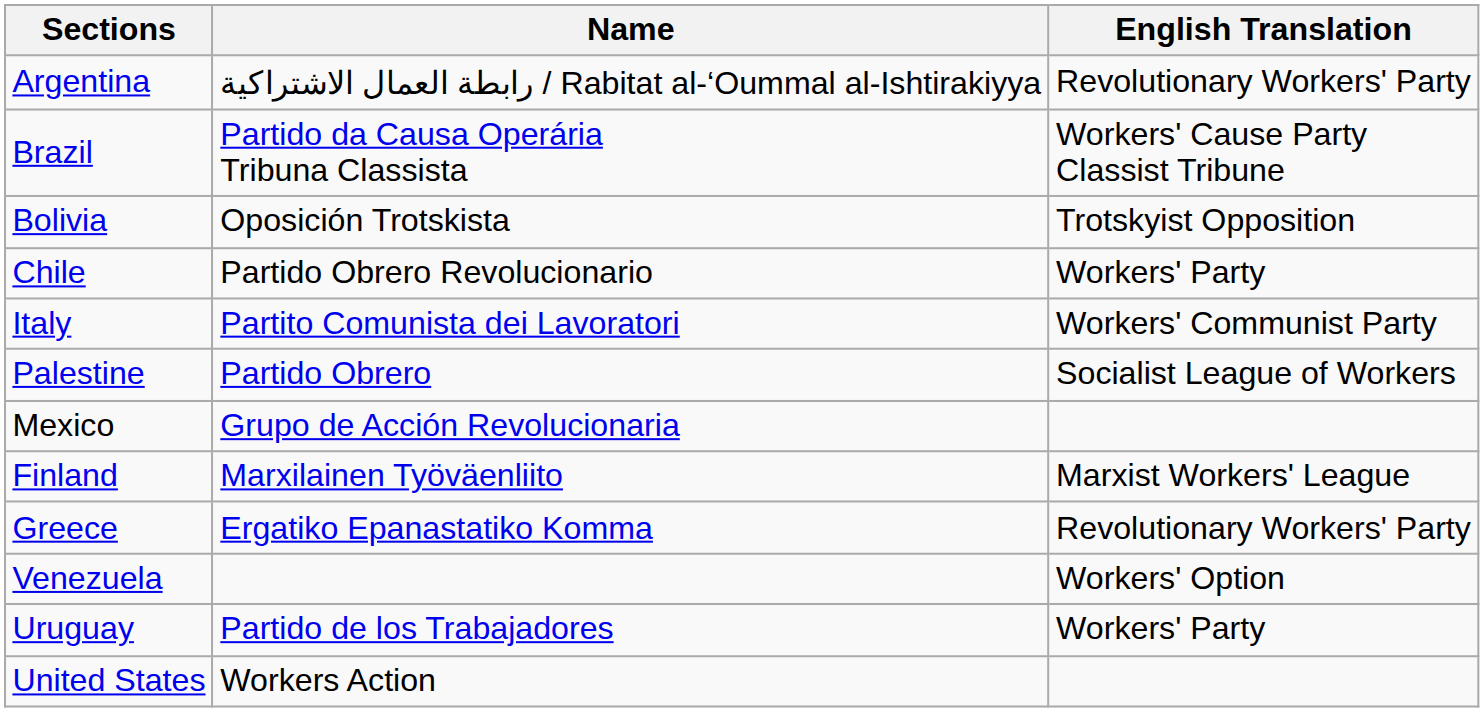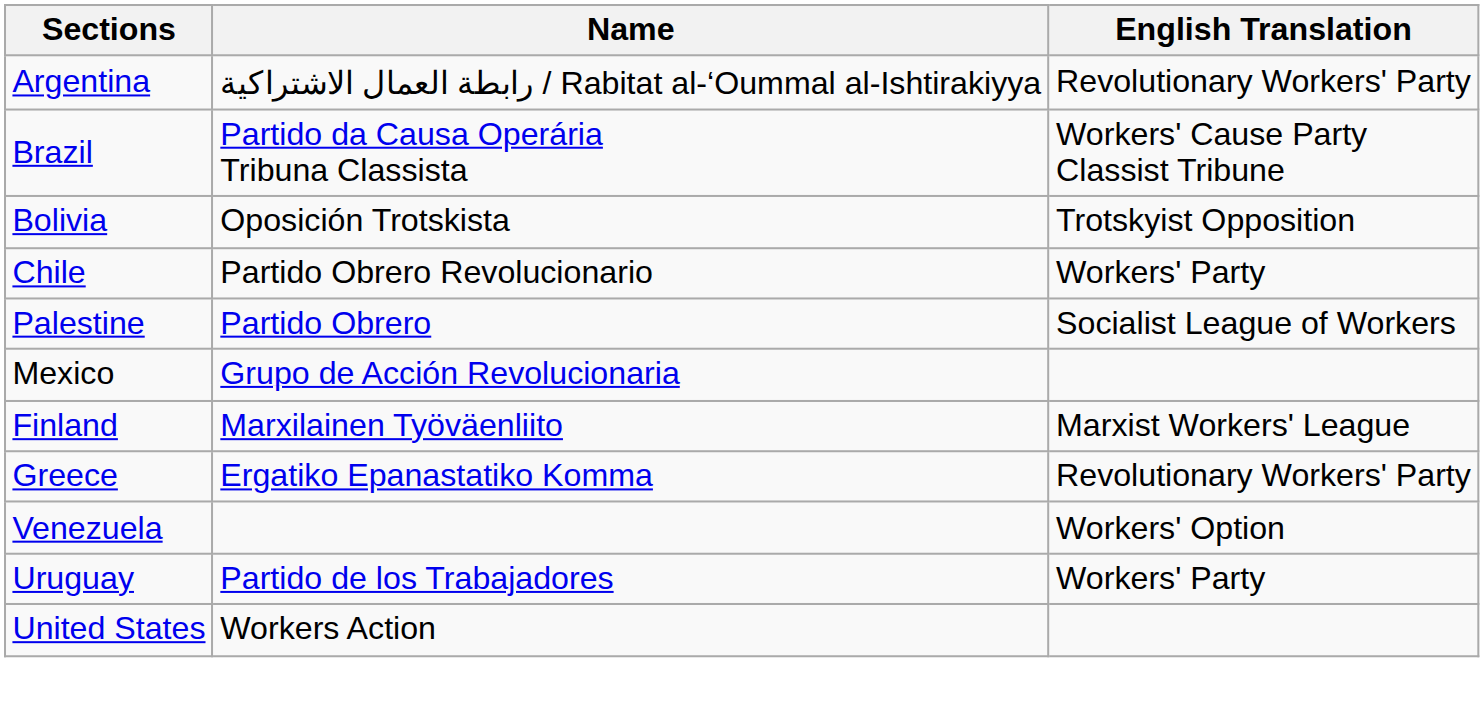- row: (42, 323)
